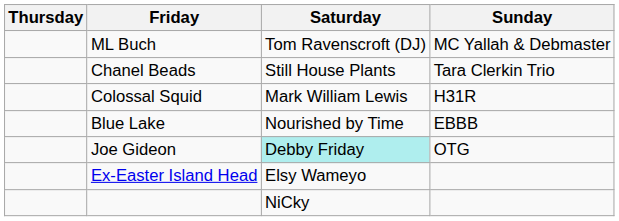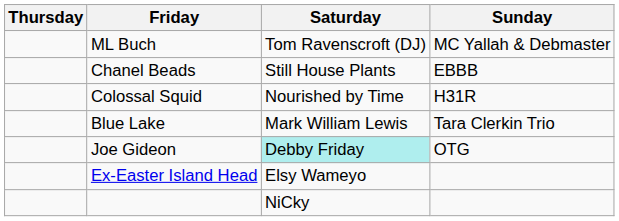(494, 70) Tara Clerkin Trio -> (456, 70) EBBB
(336, 96) Mark William Lewis -> (334, 96) Nourished by Time
(334, 123) Nourished by Time -> (336, 123) Mark William Lewis
(456, 123) EBBB -> (494, 123) Tara Clerkin Trio
